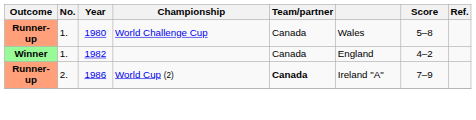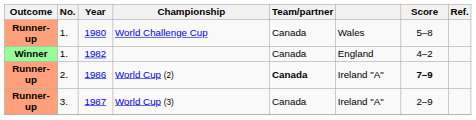(425, 75) normal -> (425, 75) bold
+ row: (95, 101)
